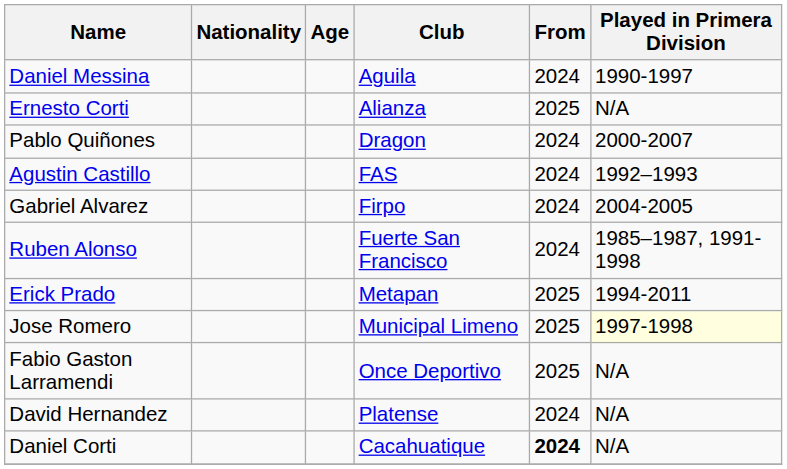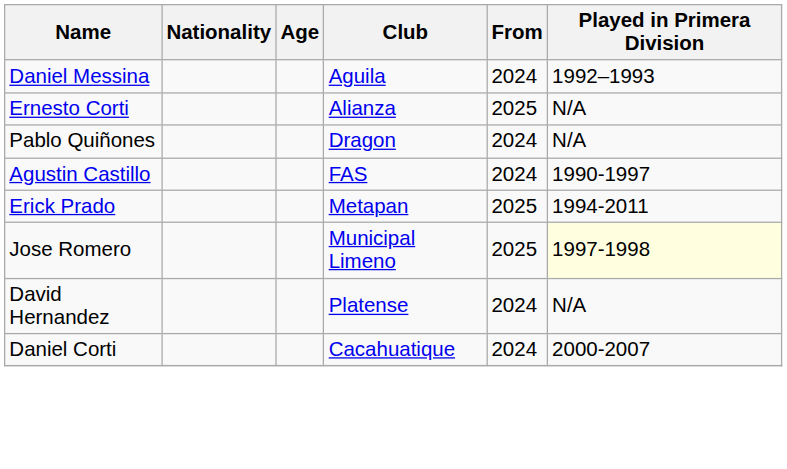(644, 76) 1990-1997 -> (603, 76) 1992–1993
(644, 141) 2000-2007 -> (569, 141) N/A
(646, 173) 1992–1993 -> (601, 173) 1990-1997
- row: (79, 206)
- row: (73, 250)
- row: (71, 370)
(557, 447) bold -> (514, 349) normal
(612, 447) N/A -> (601, 349) 2000-2007
